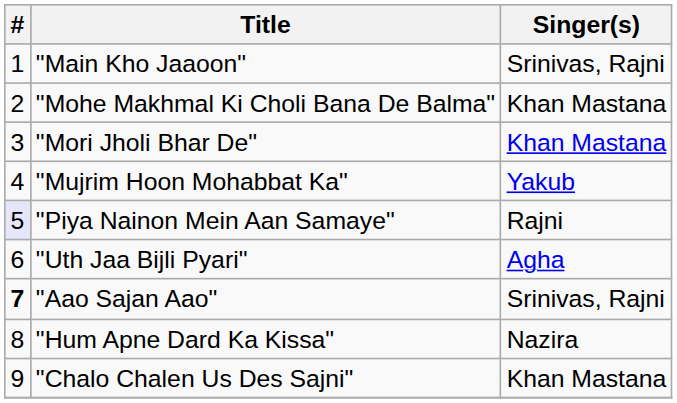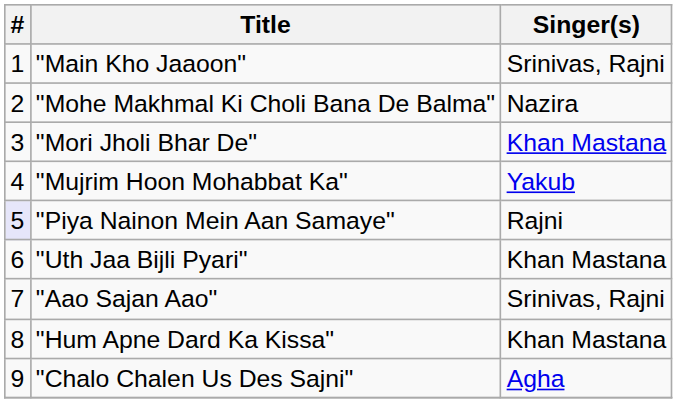(586, 103) Khan Mastana -> (542, 103) Nazira
(536, 260) Agha -> (586, 260) Khan Mastana
(17, 299) bold -> (17, 299) normal
(542, 338) Nazira -> (586, 338) Khan Mastana
(586, 378) Khan Mastana -> (536, 378) Agha
